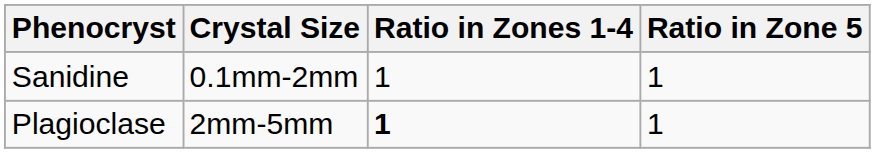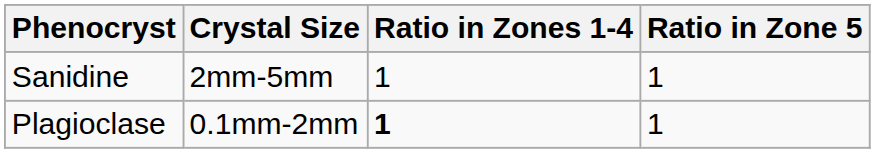(274, 76) 0.1mm-2mm -> (261, 76) 2mm-5mm
(261, 123) 2mm-5mm -> (274, 123) 0.1mm-2mm
